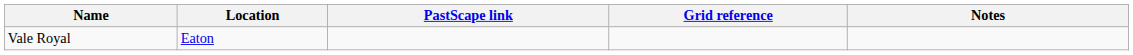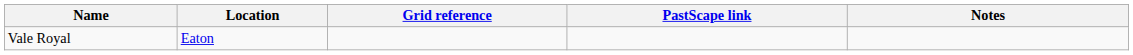columns swapped: (728, 15) <-> (468, 15)
